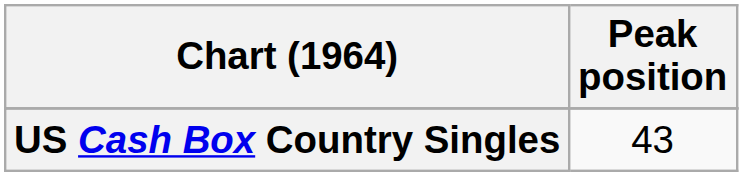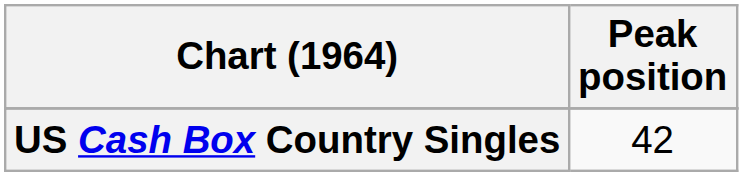(653, 139) 43 -> (653, 139) 42
